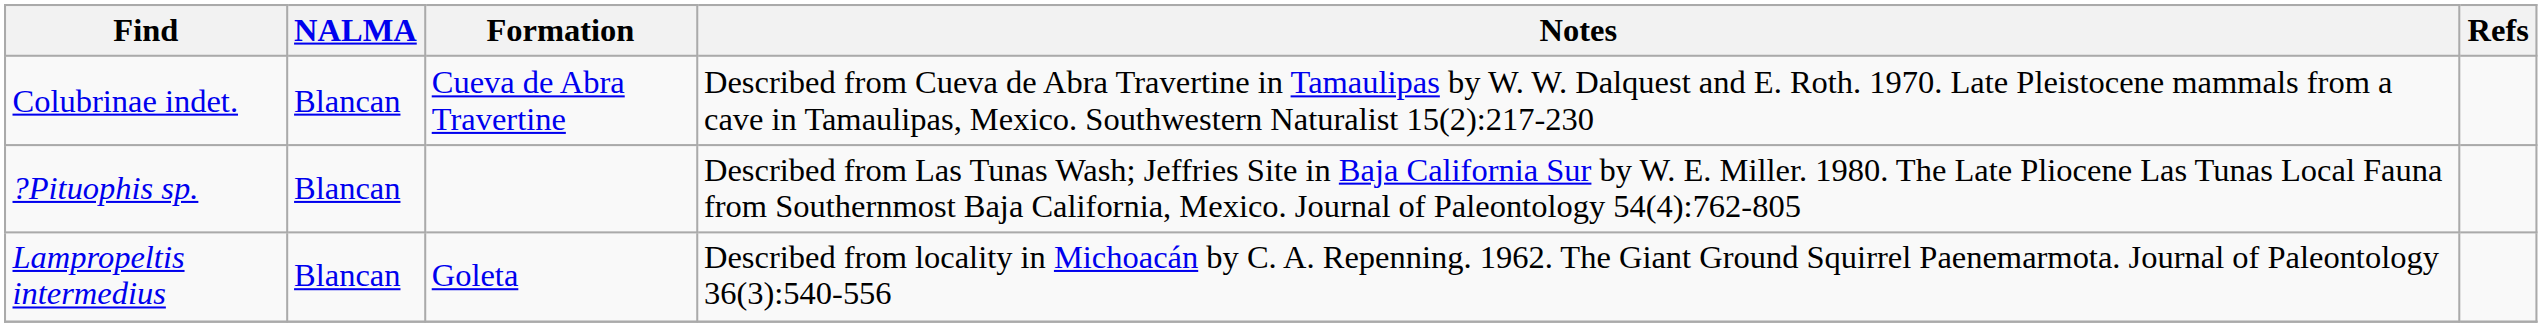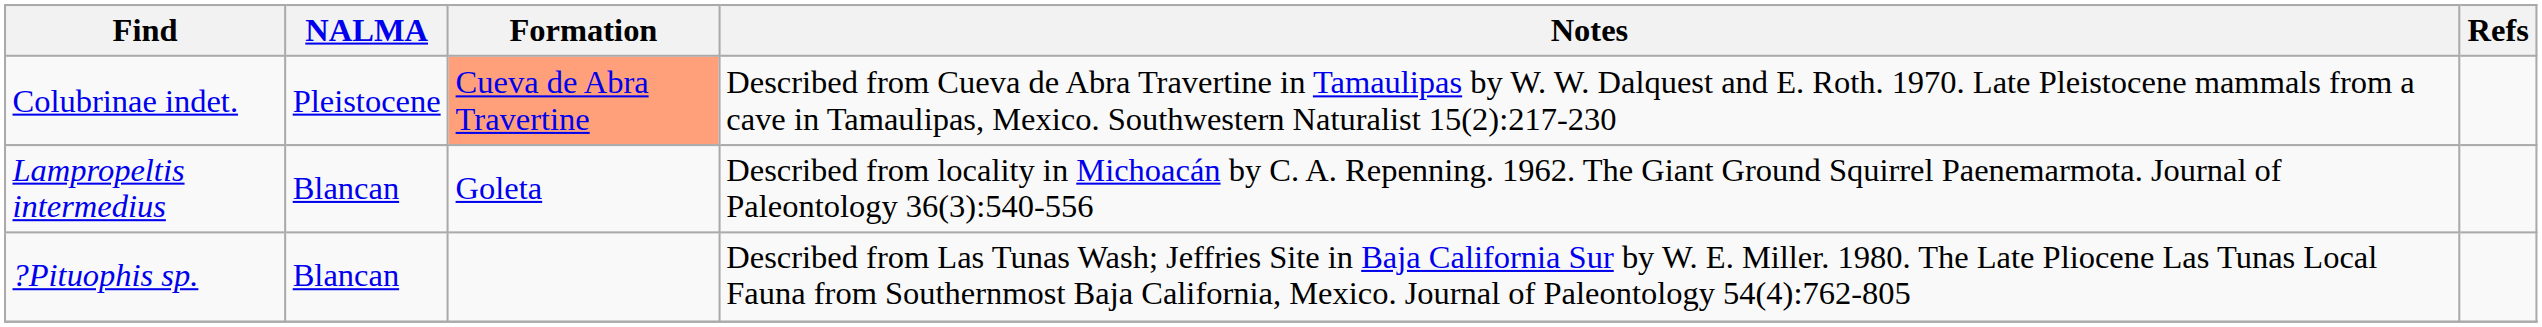(347, 100) Blancan -> (367, 100) Pleistocene
(528, 100) no background -> (552, 100) lightsalmon background
rows swapped: (105, 188) <-> (99, 276)
